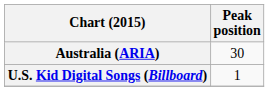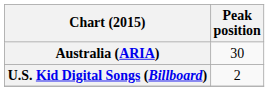(237, 75) 1 -> (237, 75) 2
